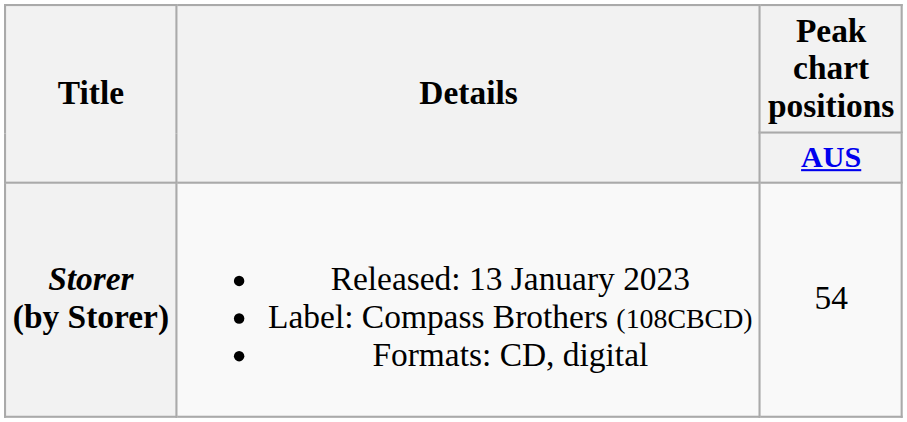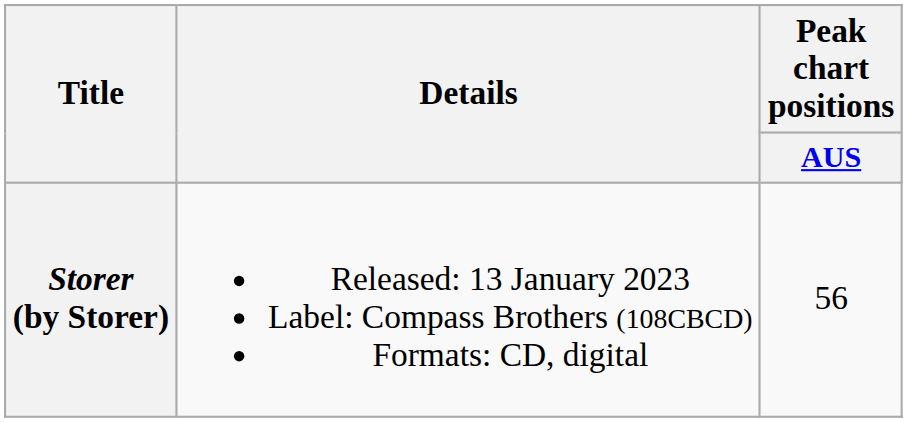(831, 298) 54 -> (831, 298) 56
